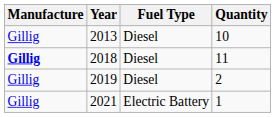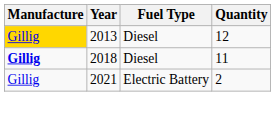(23, 36) no background -> (23, 36) gold background
(222, 36) 10 -> (222, 36) 12
- row: (103, 79)
(219, 101) 1 -> (219, 79) 2
